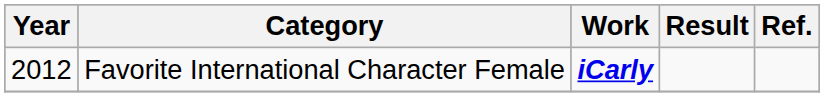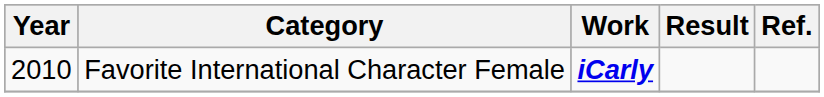(41, 69) 2012 -> (41, 69) 2010
